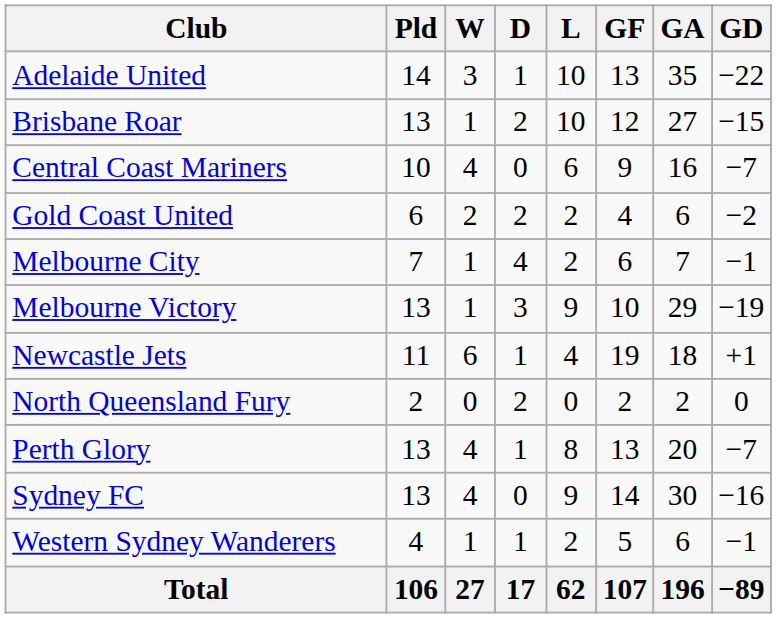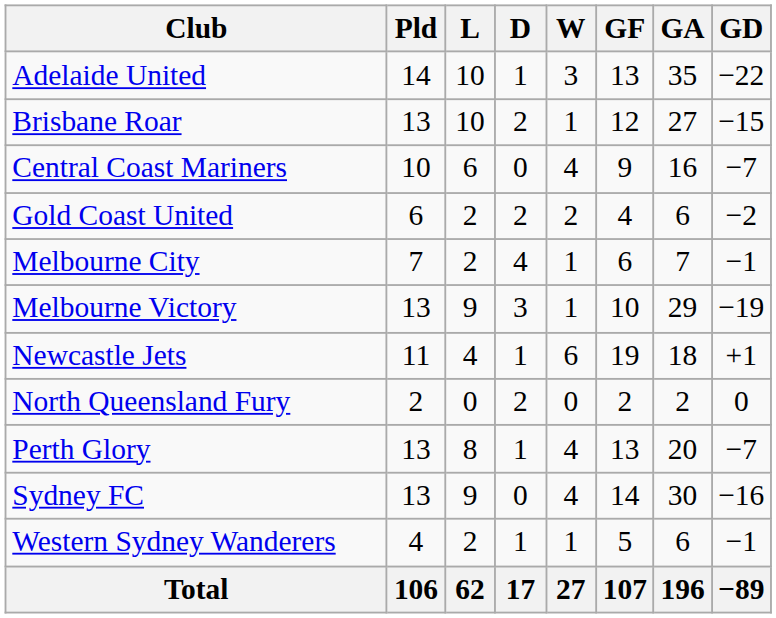columns swapped: (470, 28) <-> (571, 28)
